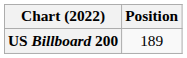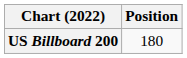(152, 41) 189 -> (152, 41) 180
